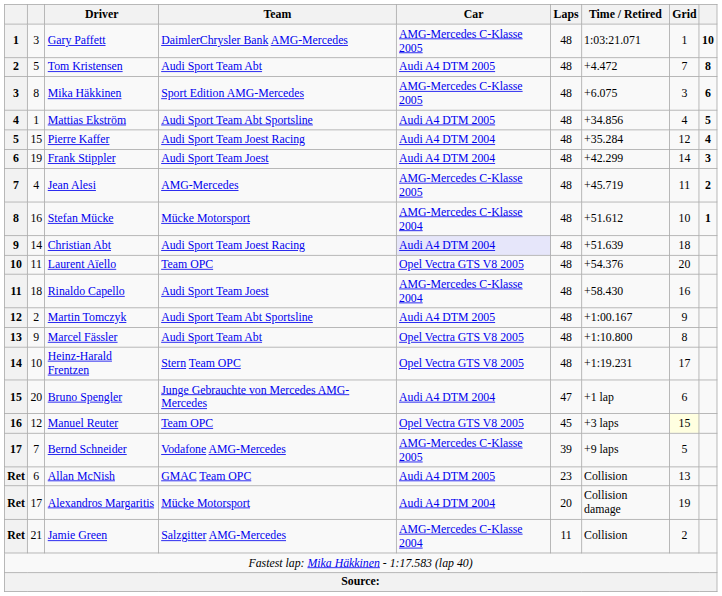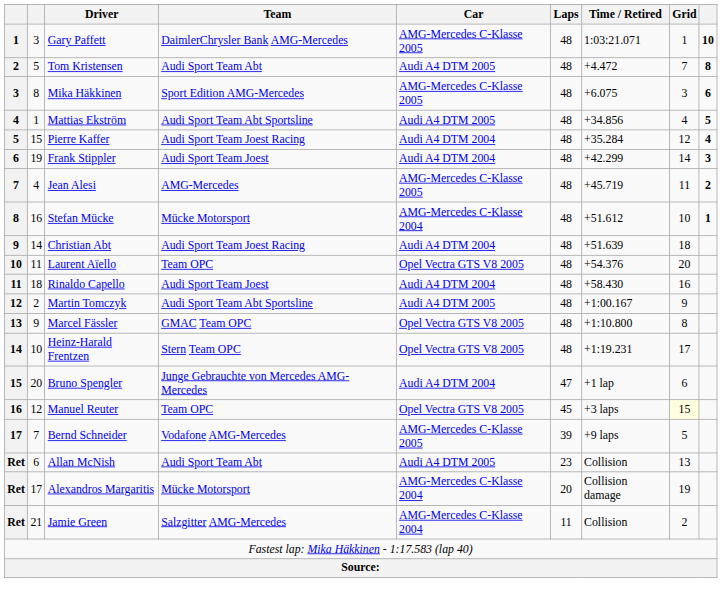(447, 245) lavender background -> (447, 245) no background
(461, 291) AMG-Mercedes C-Klasse 2004 -> (447, 284) Audi A4 DTM 2004
(212, 337) Audi Sport Team Abt -> (206, 323) GMAC Team OPC
(206, 476) GMAC Team OPC -> (212, 462) Audi Sport Team Abt
(447, 503) Audi A4 DTM 2004 -> (461, 489) AMG-Mercedes C-Klasse 2004
